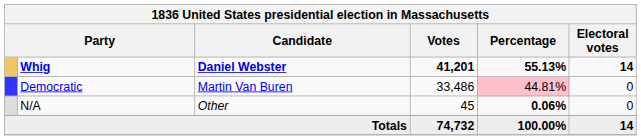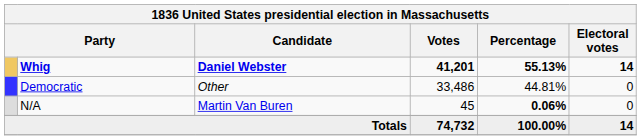(245, 87) Martin Van Buren -> (213, 87) Other
(545, 87) pink background -> (545, 87) no background
(213, 106) Other -> (245, 106) Martin Van Buren
